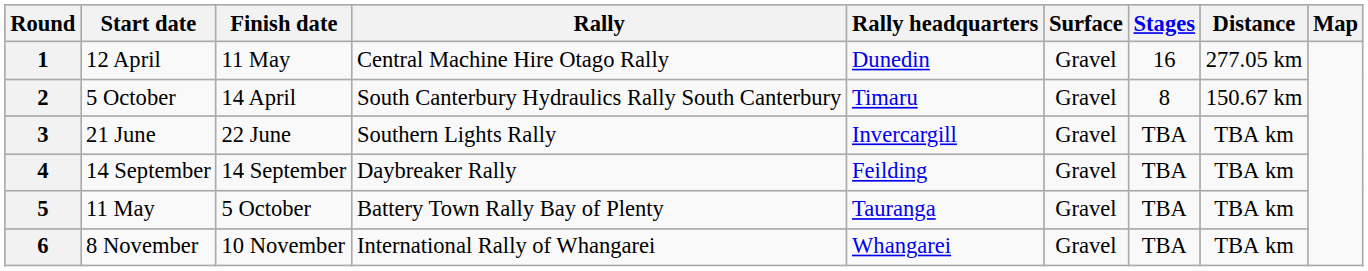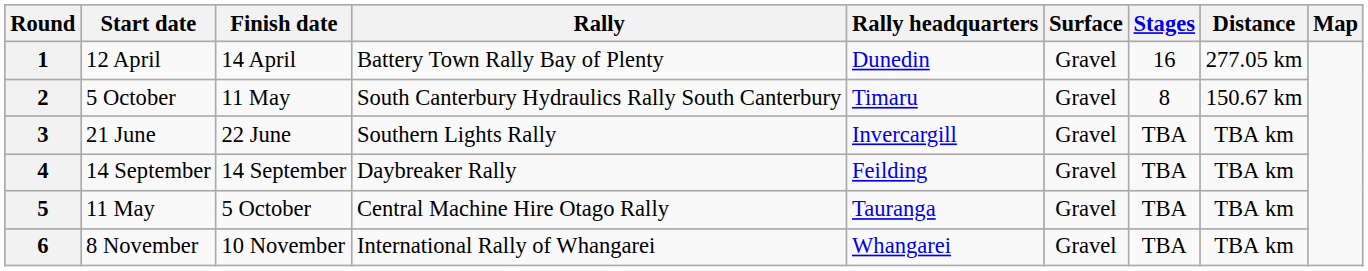(256, 59) 11 May -> (259, 59) 14 April
(513, 59) Central Machine Hire Otago Rally -> (510, 59) Battery Town Rally Bay of Plenty
(259, 97) 14 April -> (256, 97) 11 May
(510, 208) Battery Town Rally Bay of Plenty -> (513, 208) Central Machine Hire Otago Rally
